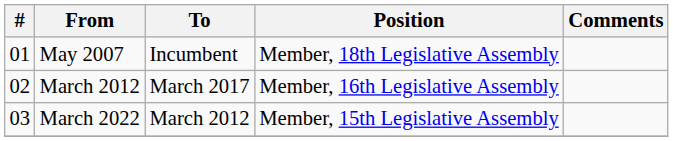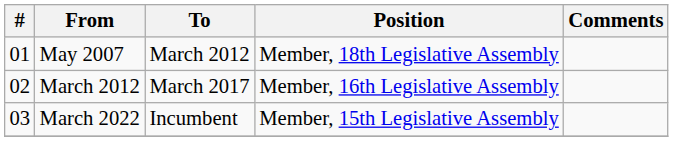(194, 53) Incumbent -> (200, 53) March 2012
(200, 119) March 2012 -> (194, 119) Incumbent
